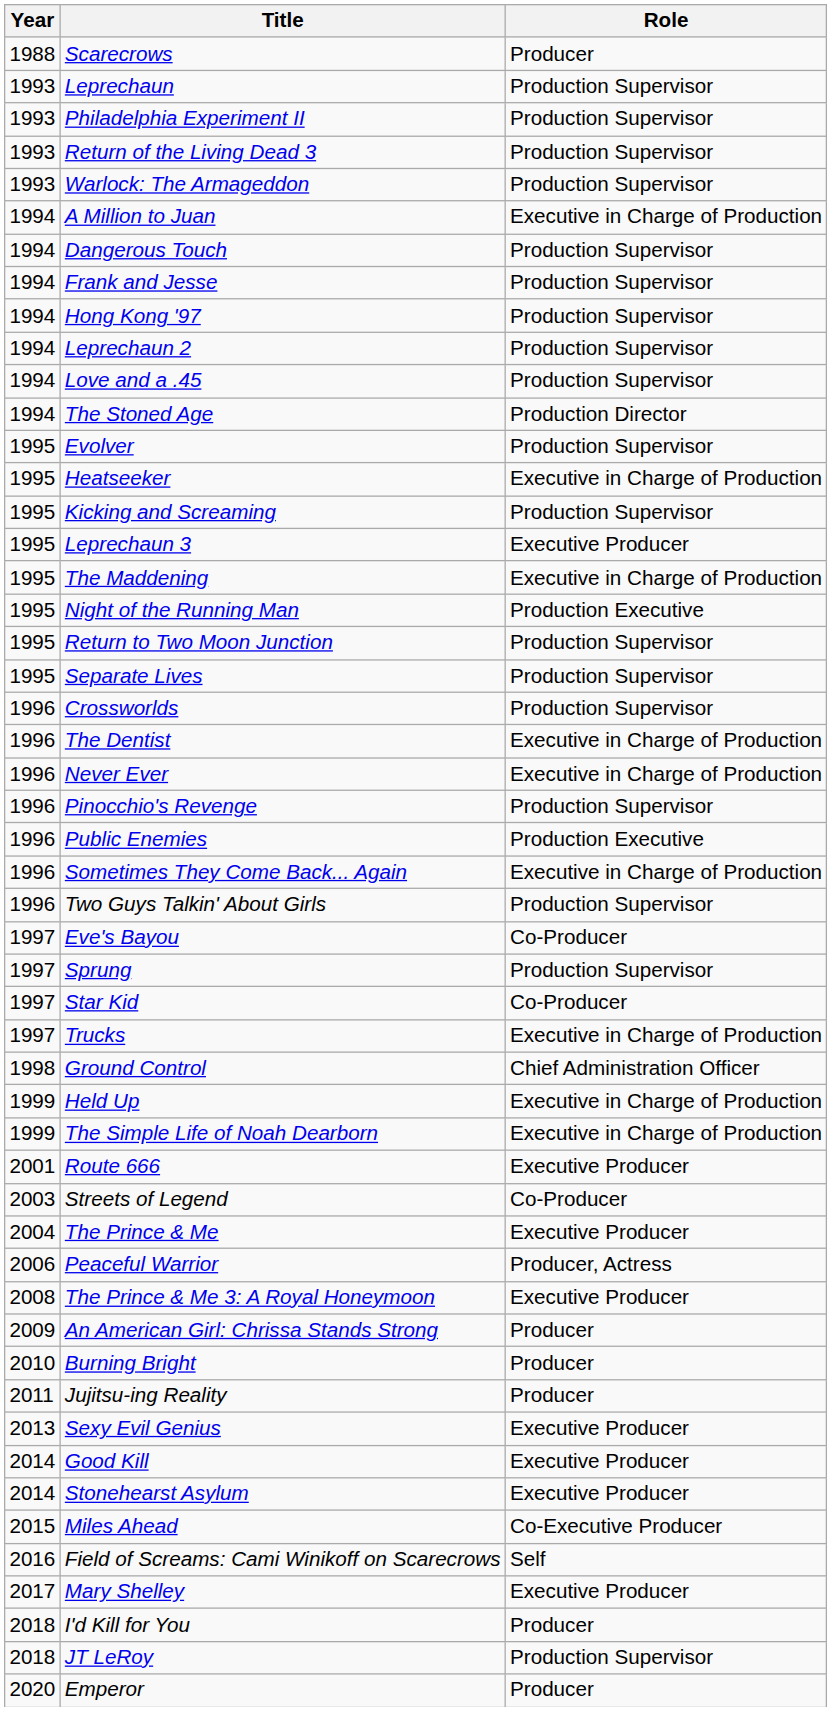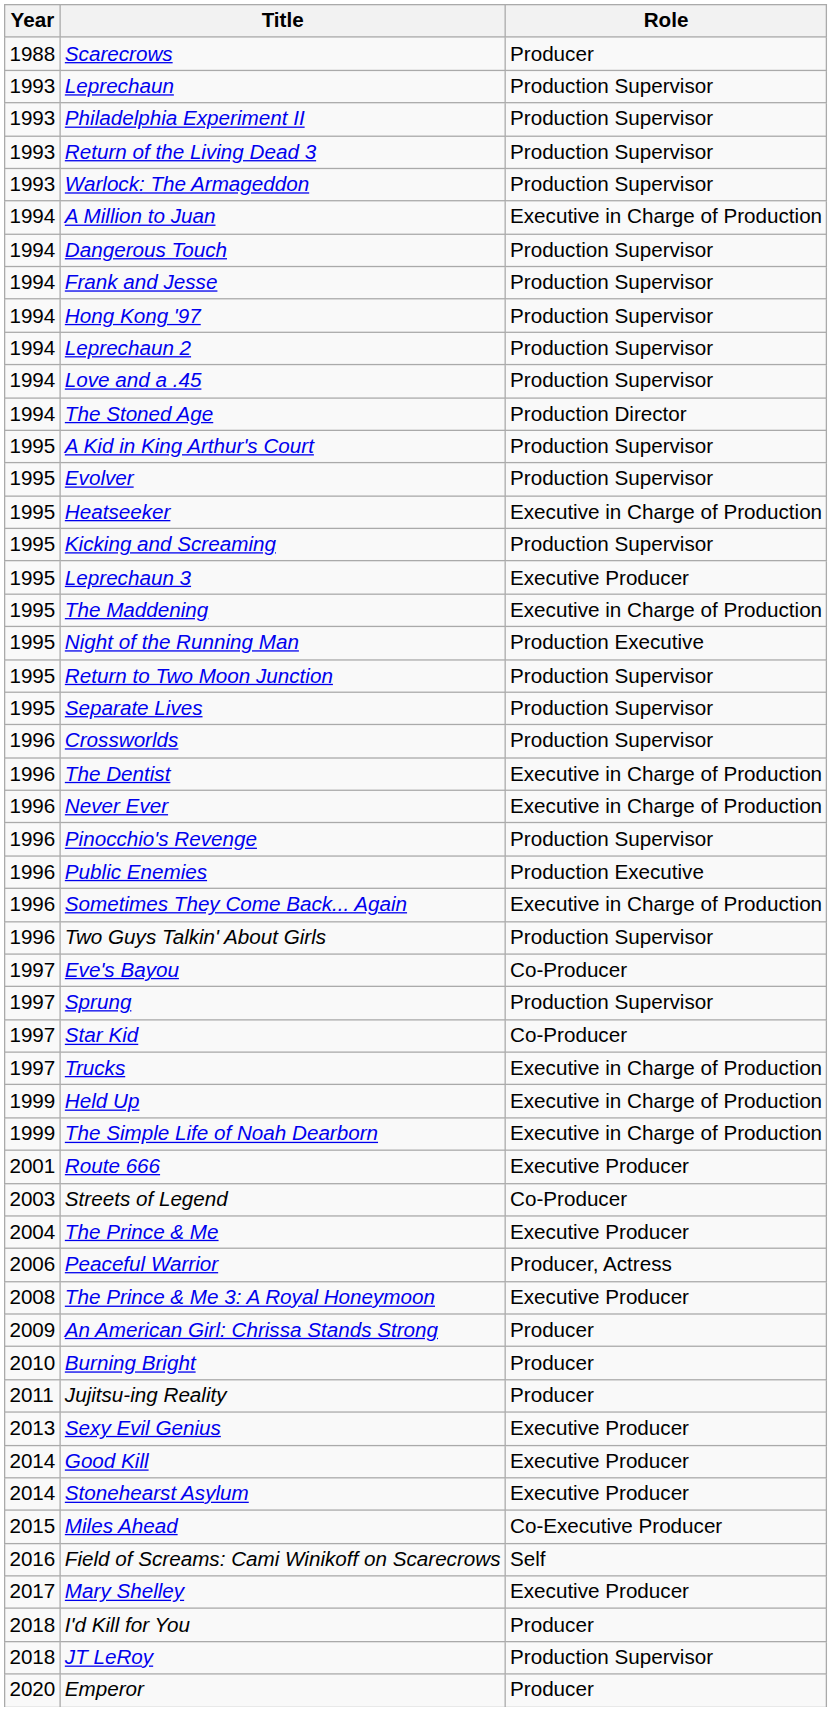+ row: (189, 446)
- row: (135, 1068)
